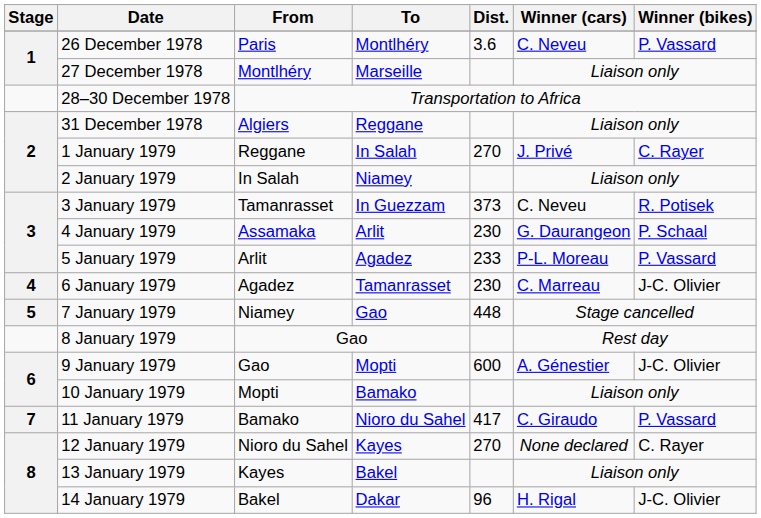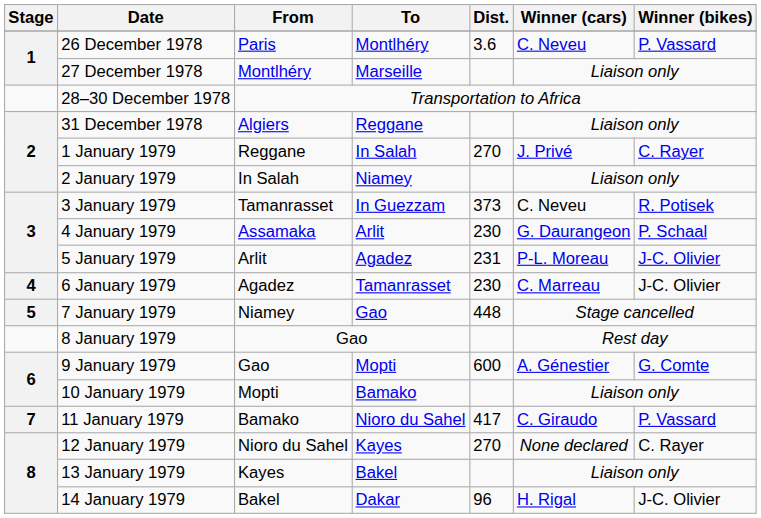(487, 258) 233 -> (487, 258) 231
(677, 258) P. Vassard -> (679, 258) J-C. Olivier
(679, 365) J-C. Olivier -> (674, 365) G. Comte
